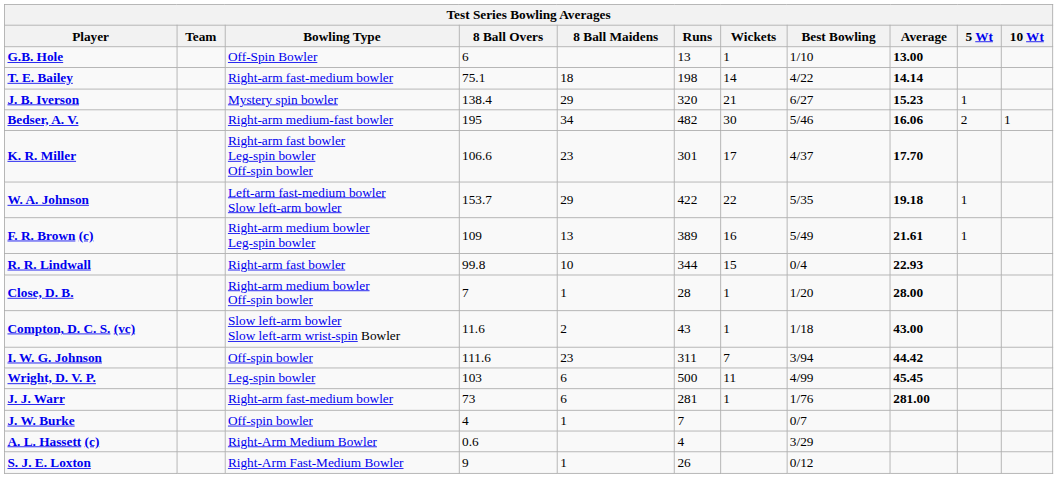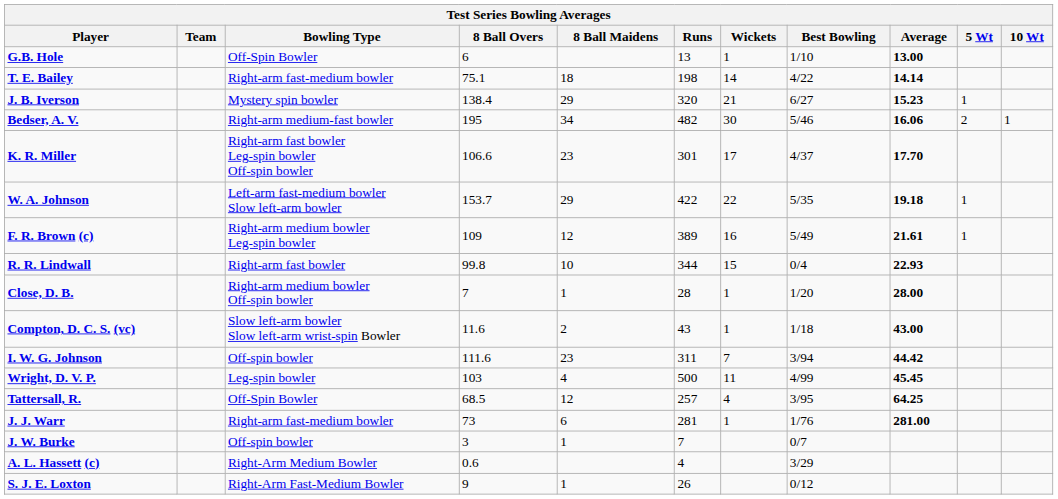(567, 235) 13 -> (567, 235) 12
(564, 378) 6 -> (564, 378) 4
+ row: (44, 399)
(465, 420) 4 -> (465, 441) 3
